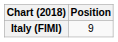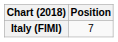(91, 28) 9 -> (91, 28) 7
